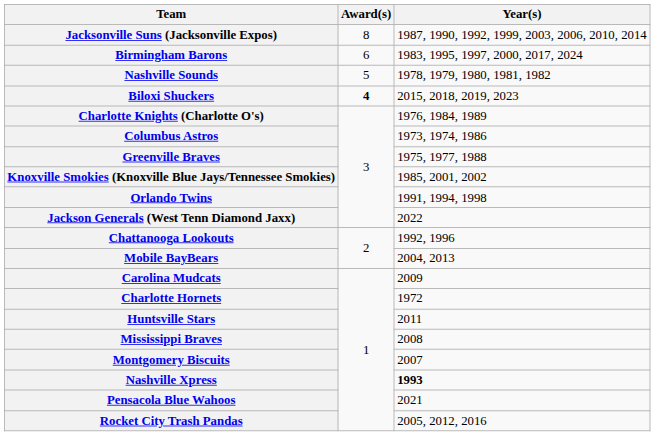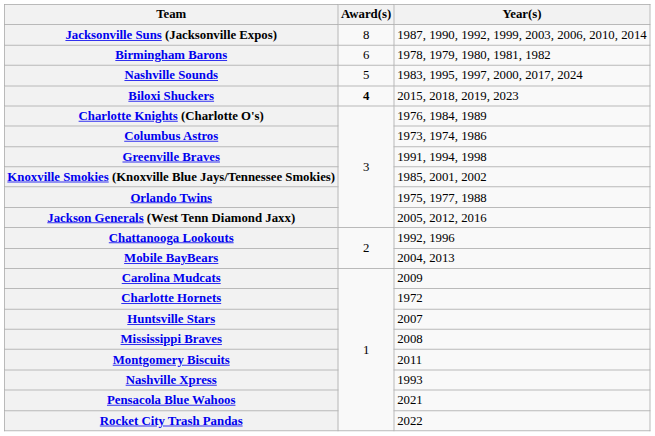(490, 55) 1983, 1995, 1997, 2000, 2017, 2024 -> (474, 55) 1978, 1979, 1980, 1981, 1982
(474, 75) 1978, 1979, 1980, 1981, 1982 -> (490, 75) 1983, 1995, 1997, 2000, 2017, 2024
(442, 156) 1975, 1977, 1988 -> (442, 156) 1991, 1994, 1998
(442, 197) 1991, 1994, 1998 -> (442, 197) 1975, 1977, 1988
(410, 217) 2022 -> (442, 217) 2005, 2012, 2016
(410, 319) 2011 -> (410, 319) 2007
(410, 359) 2007 -> (410, 359) 2011
(410, 380) bold -> (410, 380) normal
(442, 420) 2005, 2012, 2016 -> (410, 420) 2022
